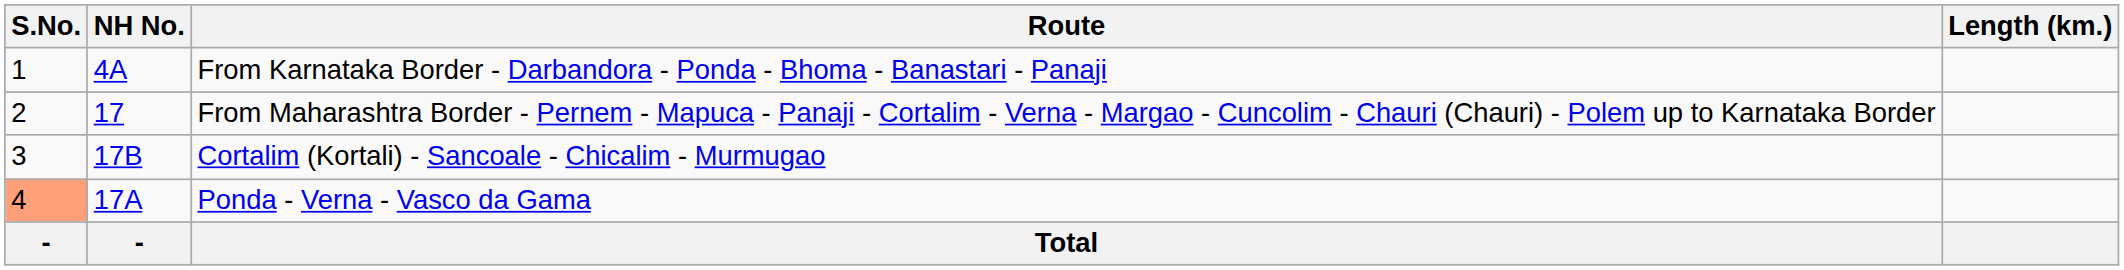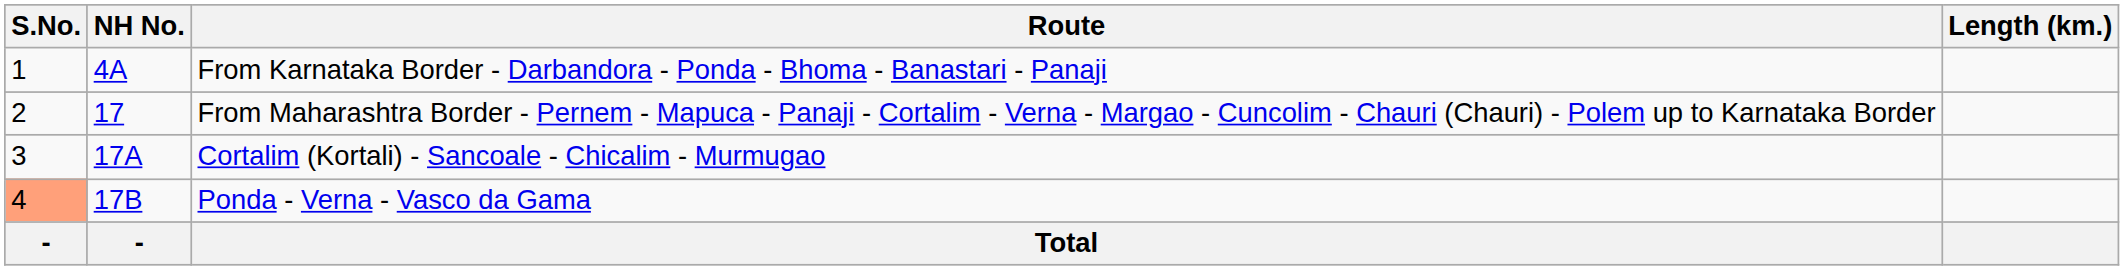(118, 156) 17B -> (118, 156) 17A
(118, 199) 17A -> (118, 199) 17B
